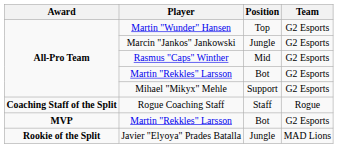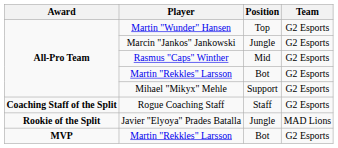(307, 105) Rogue -> (307, 105) G2 Esports
rows swapped: (62, 136) <-> (62, 120)
